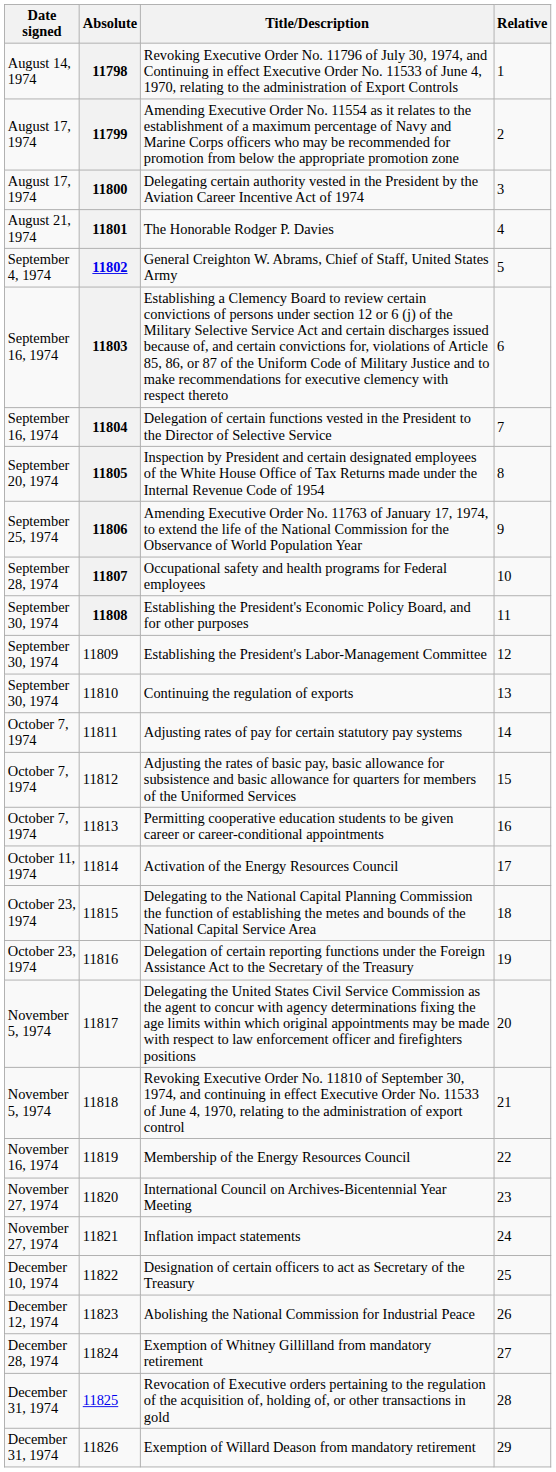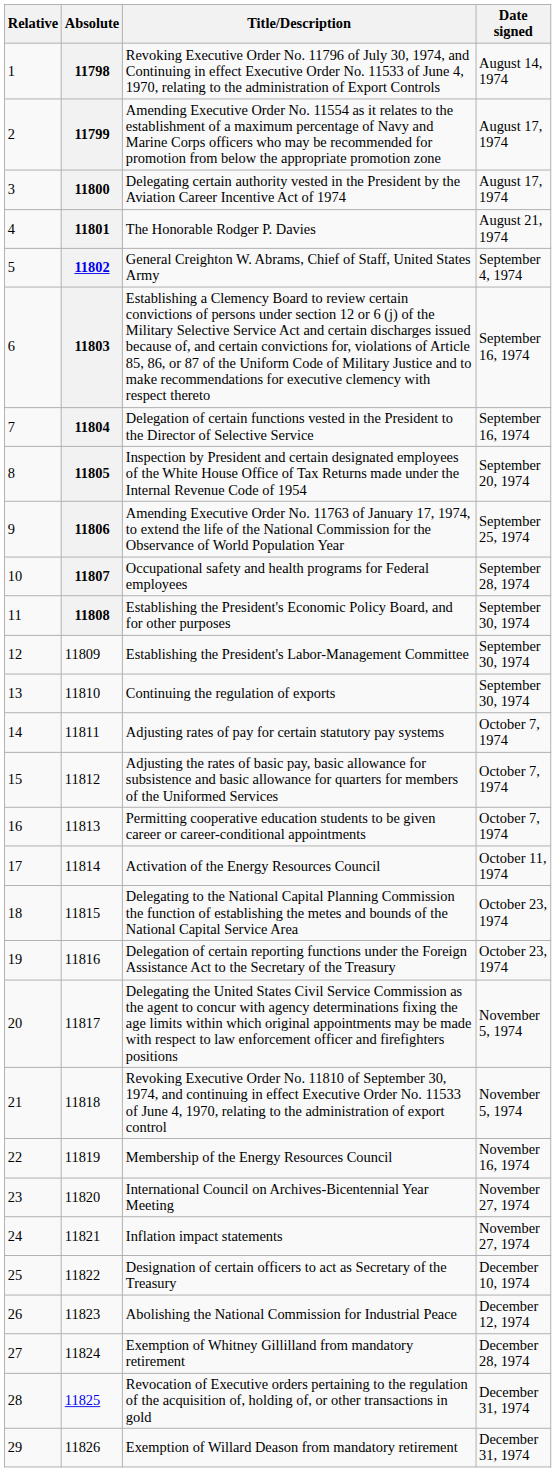columns swapped: (522, 24) <-> (42, 24)
